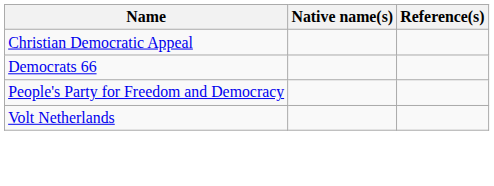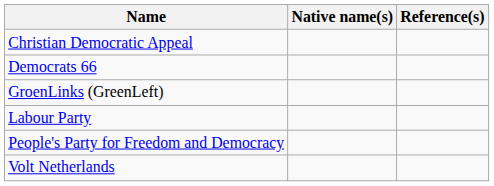+ row: (86, 92)
+ row: (50, 117)
